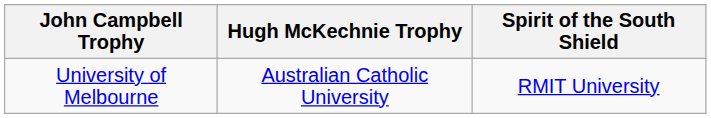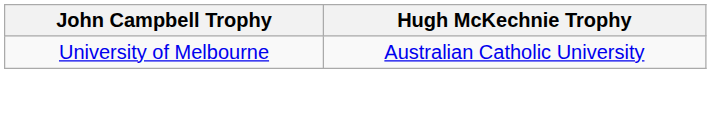- column: (589, 31)
